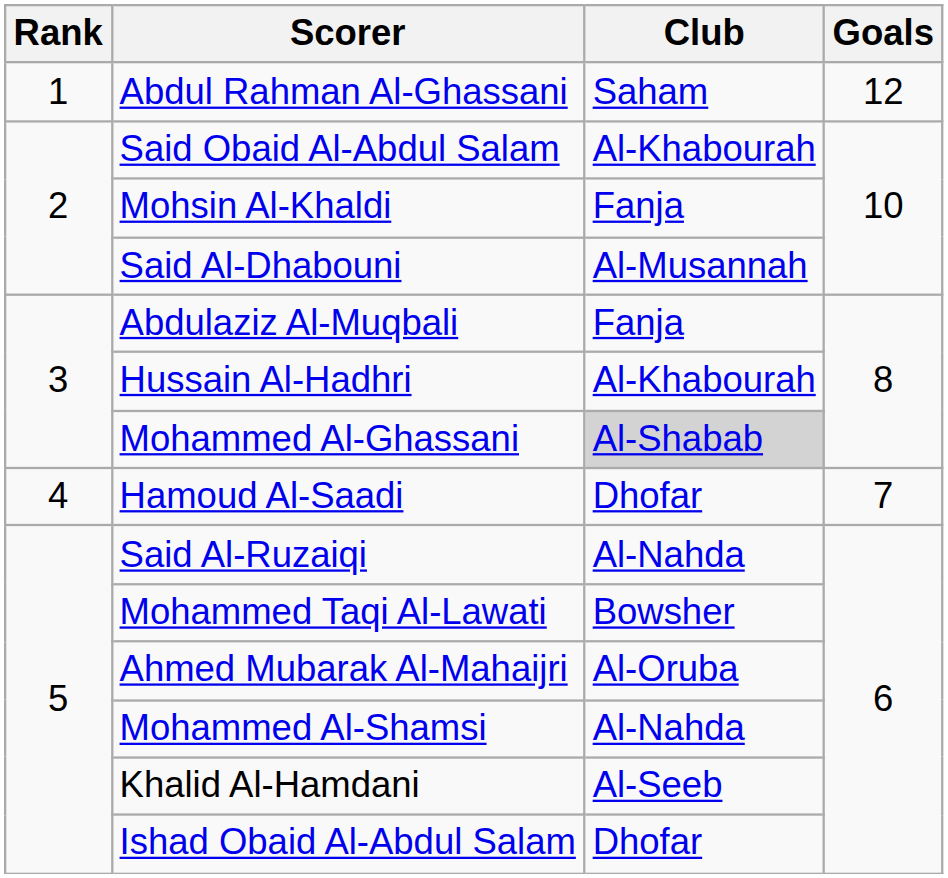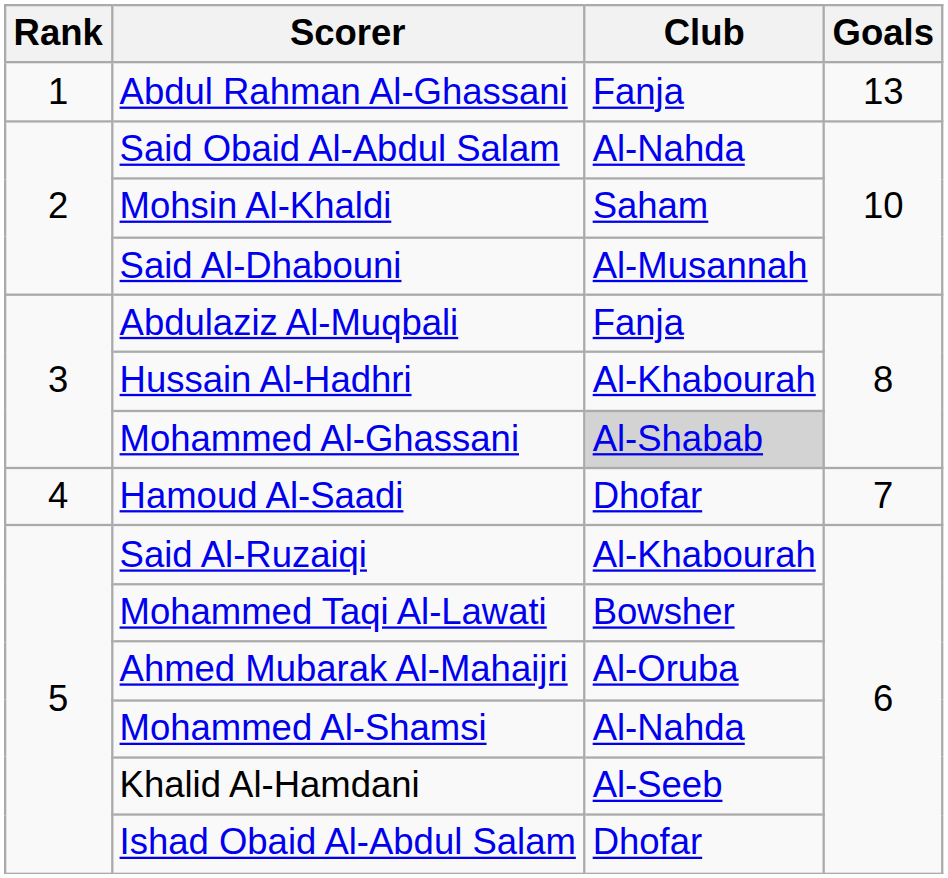(650, 91) Saham -> (638, 91) Fanja
(883, 91) 12 -> (883, 91) 13
(704, 149) Al-Khabourah -> (669, 149) Al-Nahda
(638, 206) Fanja -> (650, 206) Saham
(669, 554) Al-Nahda -> (704, 554) Al-Khabourah
